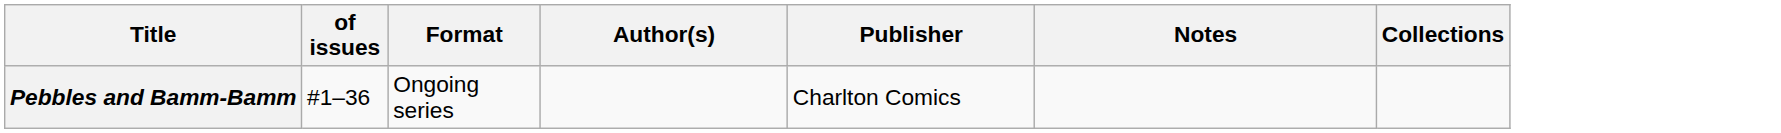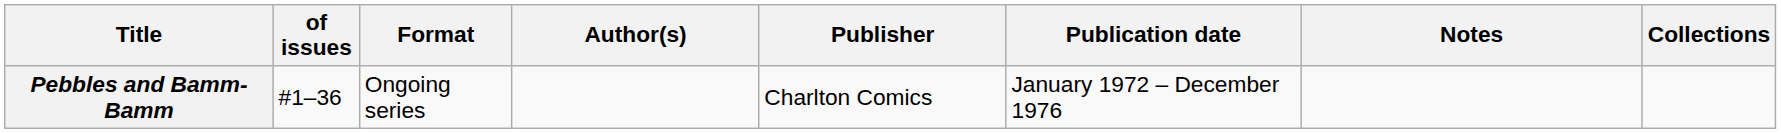+ column: (1153, 35)
